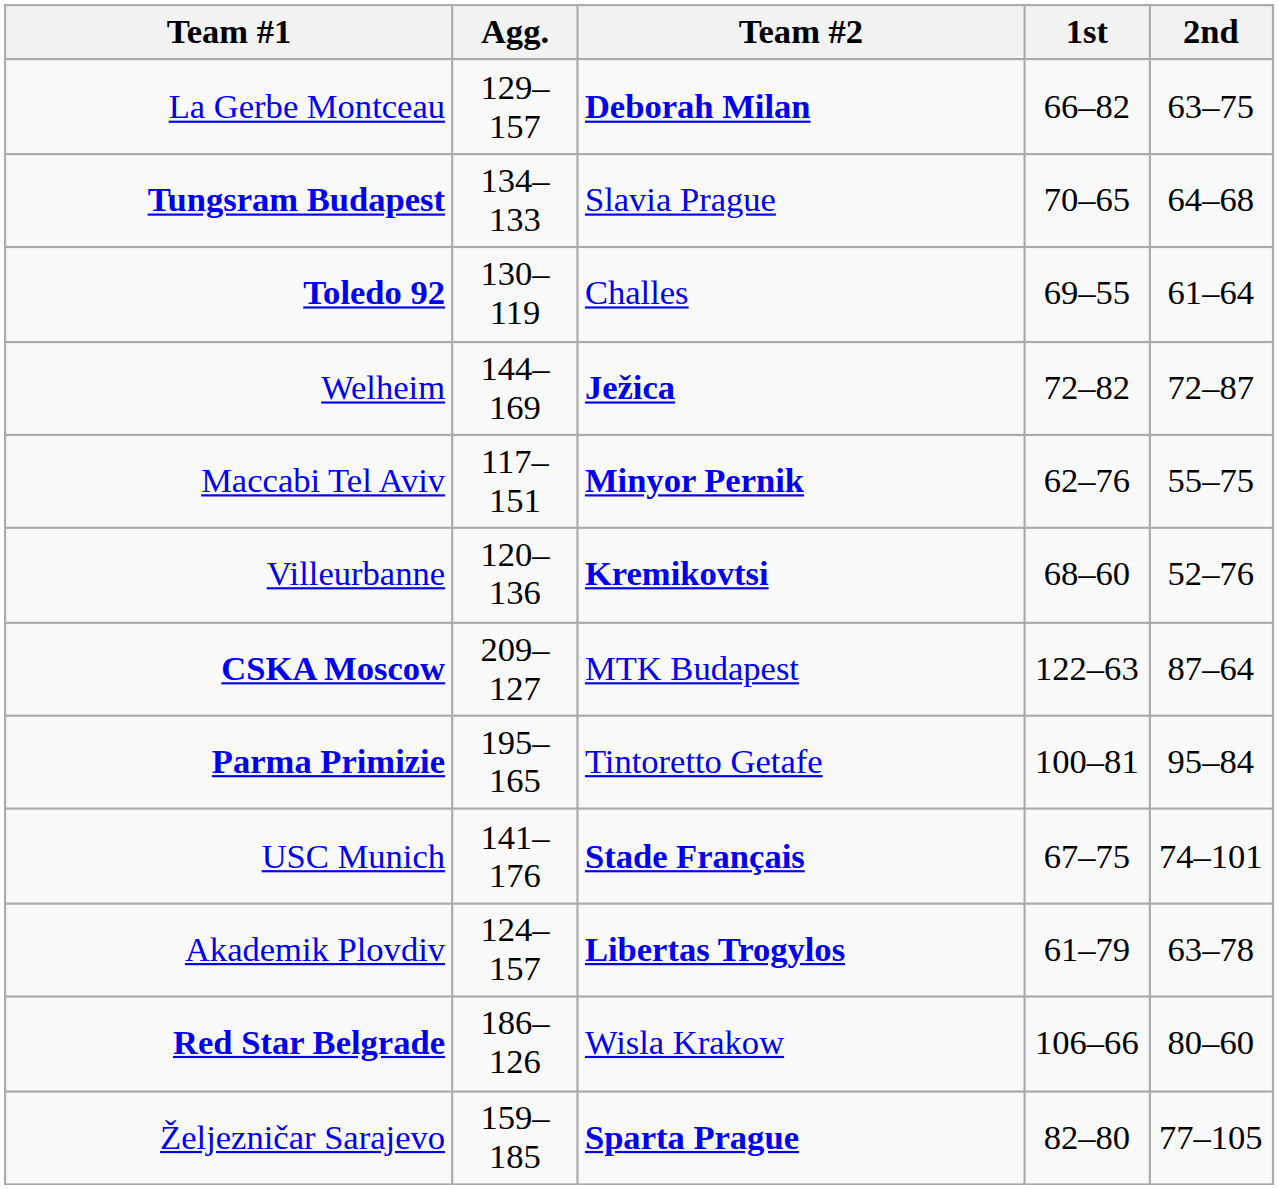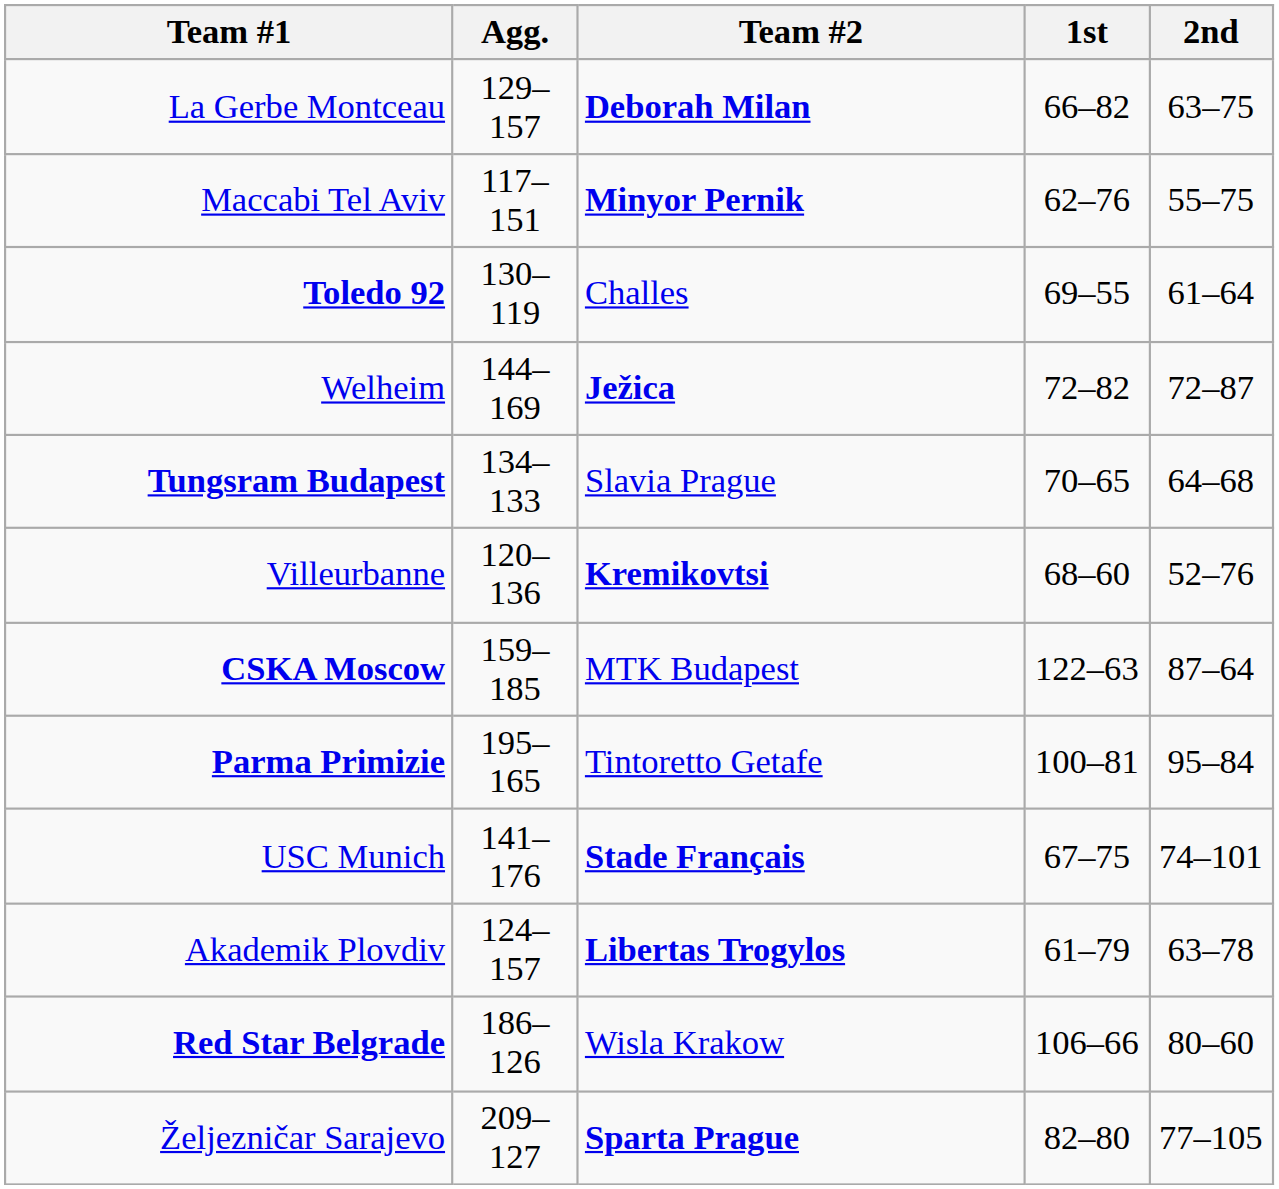rows swapped: (323, 480) <-> (296, 199)
(515, 668) 209–127 -> (515, 668) 159–185
(515, 1136) 159–185 -> (515, 1136) 209–127
